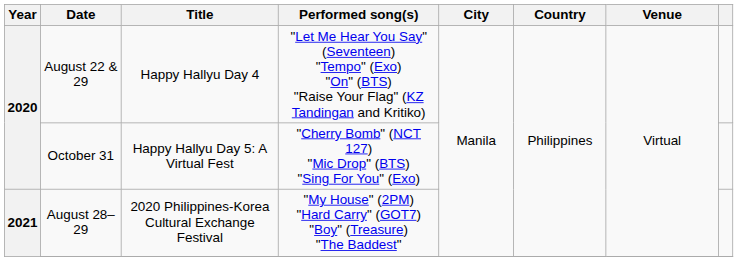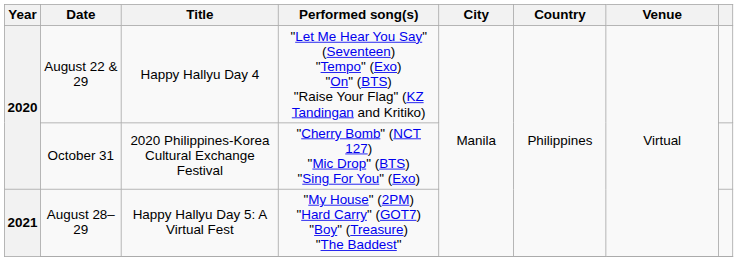(200, 156) Happy Hallyu Day 5: A Virtual Fest -> (200, 156) 2020 Philippines-Korea Cultural Exchange Festival
(200, 222) 2020 Philippines-Korea Cultural Exchange Festival -> (200, 222) Happy Hallyu Day 5: A Virtual Fest
